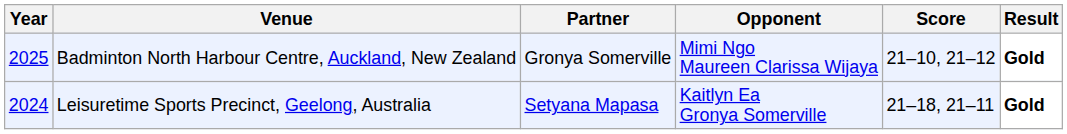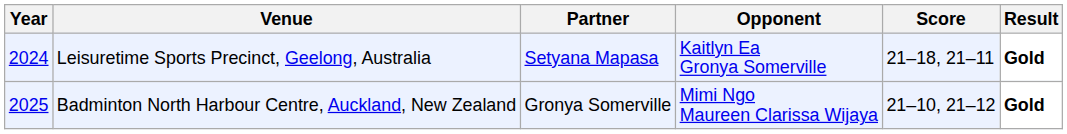rows swapped: (244, 105) <-> (287, 57)
